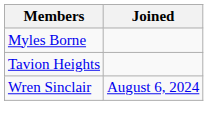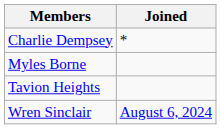+ row: (60, 40)
